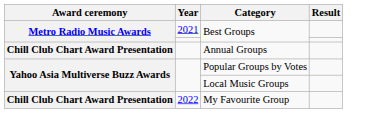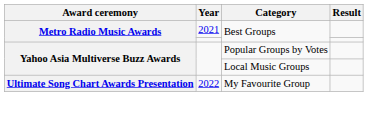- row: (188, 50)
(90, 100) Chill Club Chart Award Presentation -> (100, 83) Ultimate Song Chart Awards Presentation
